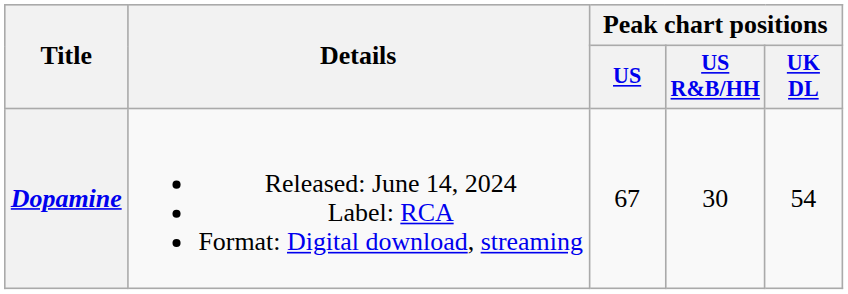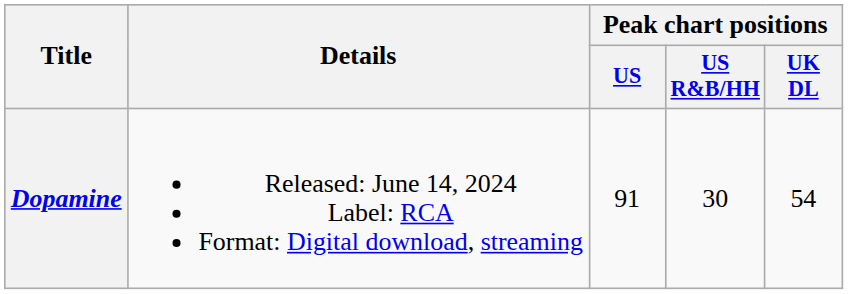(627, 198) 67 -> (627, 198) 91
